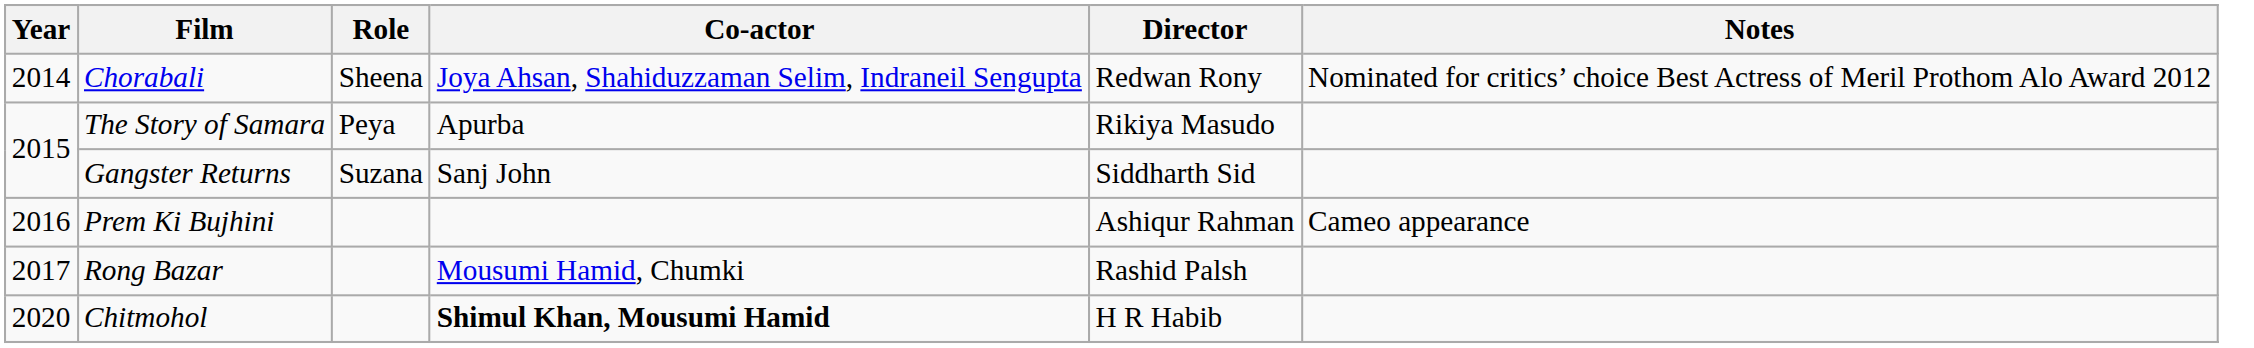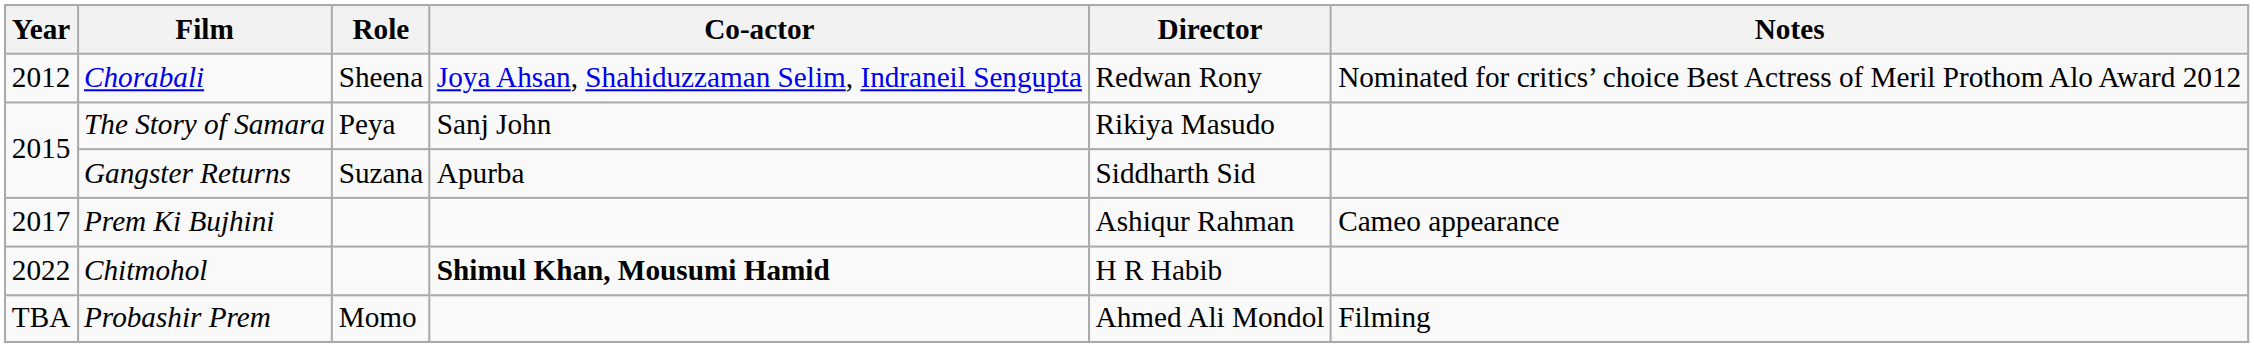(41, 77) 2014 -> (41, 77) 2012
(481, 125) Apurba -> (494, 125) Sanj John
(494, 173) Sanj John -> (481, 173) Apurba
(41, 221) 2016 -> (41, 221) 2017
- row: (153, 270)
(41, 318) 2020 -> (41, 270) 2022
+ row: (177, 318)
